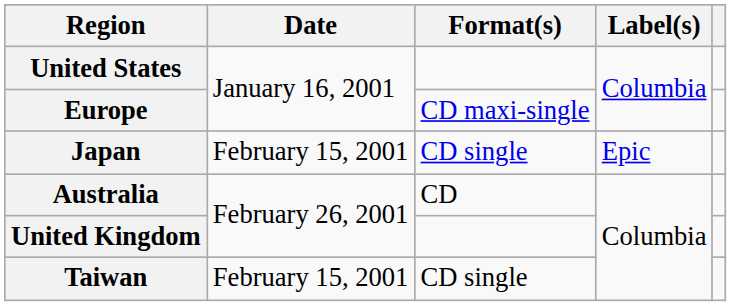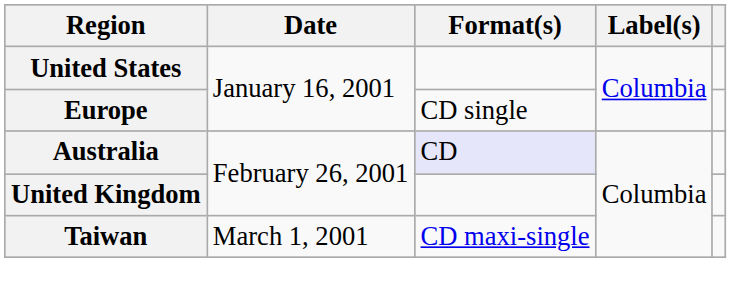(505, 109) CD maxi-single -> (474, 109) CD single
- row: (106, 151)
(439, 194) no background -> (439, 151) lavender background
(311, 278) February 15, 2001 -> (291, 236) March 1, 2001
(474, 278) CD single -> (505, 236) CD maxi-single
